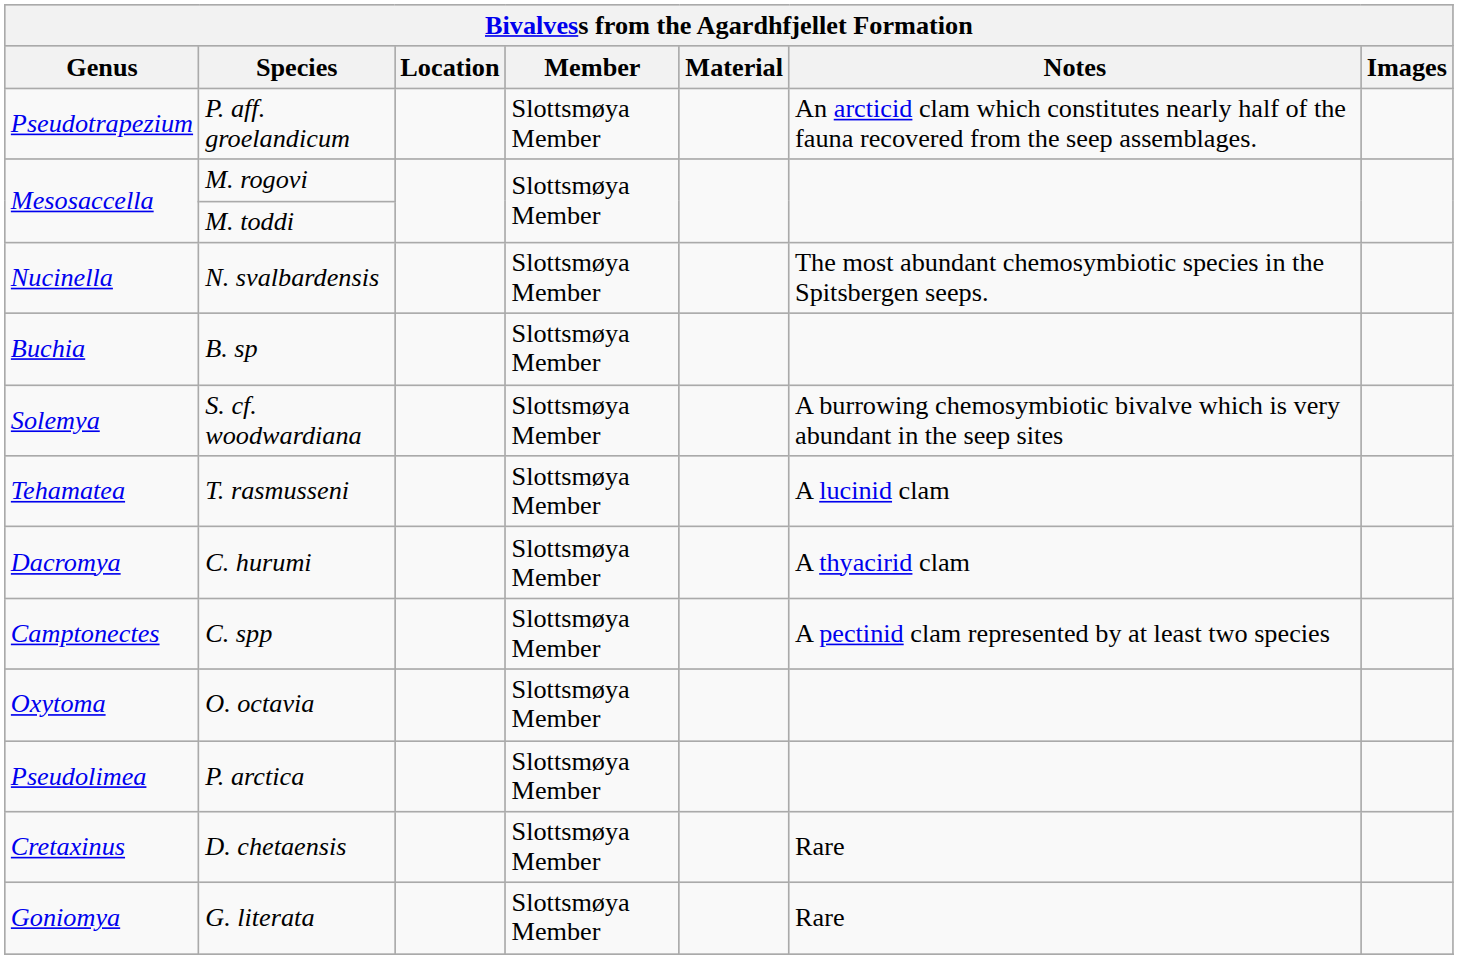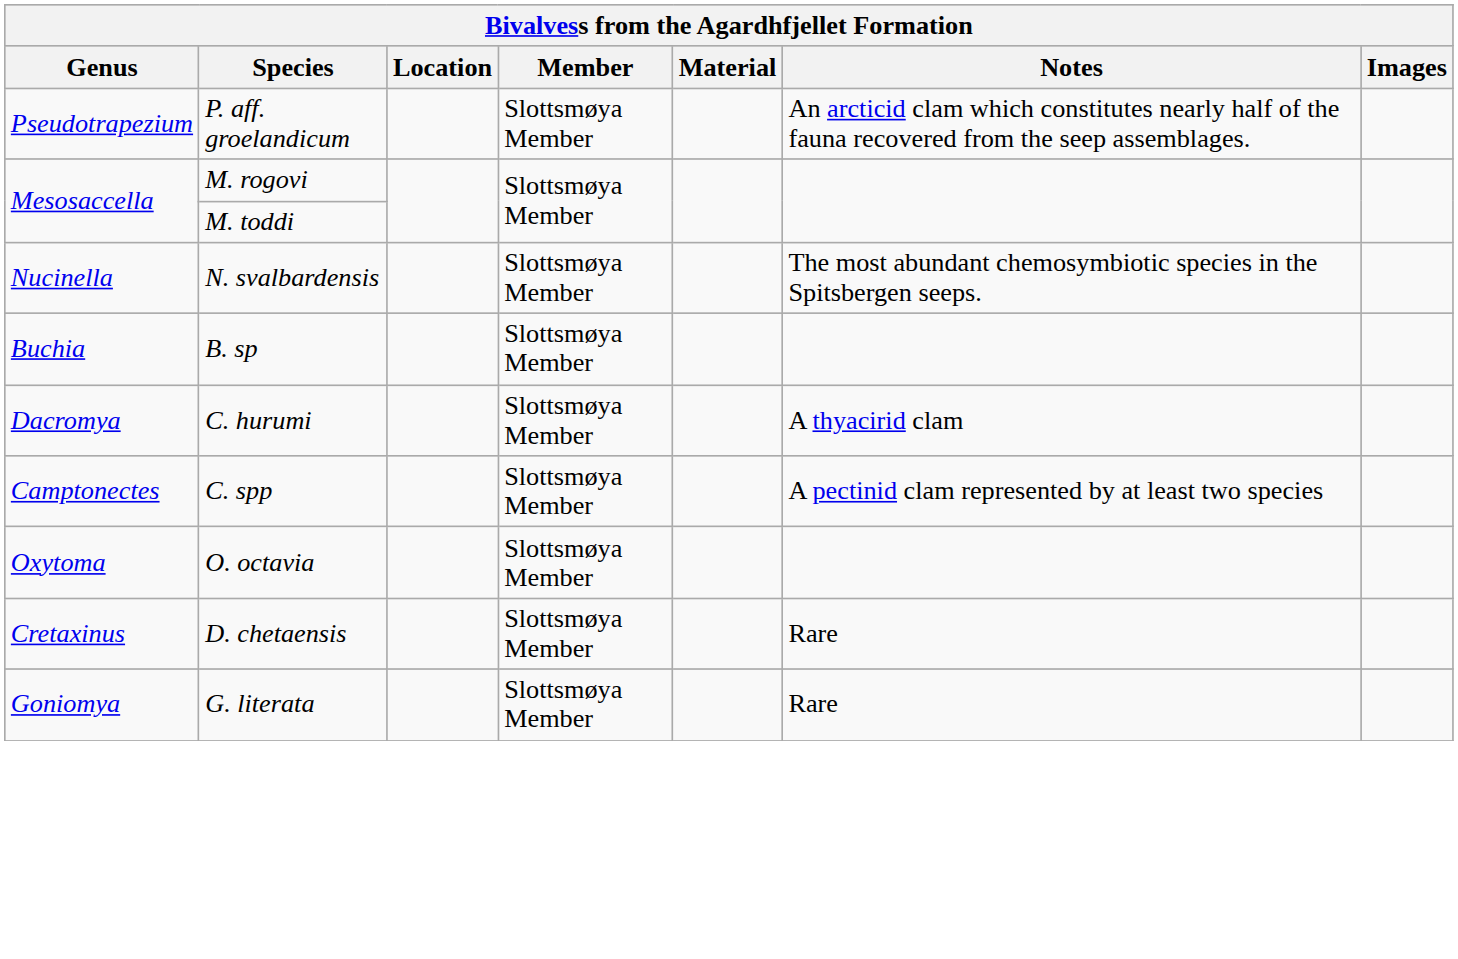- row: (283, 419)
- row: (277, 491)
- row: (255, 775)
